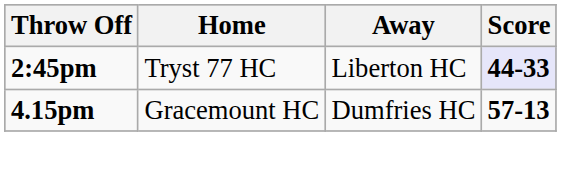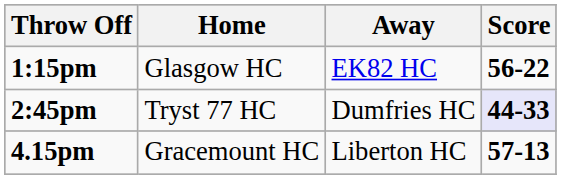+ row: (54, 67)
(399, 67) Liberton HC -> (403, 109) Dumfries HC
(403, 109) Dumfries HC -> (399, 151) Liberton HC
